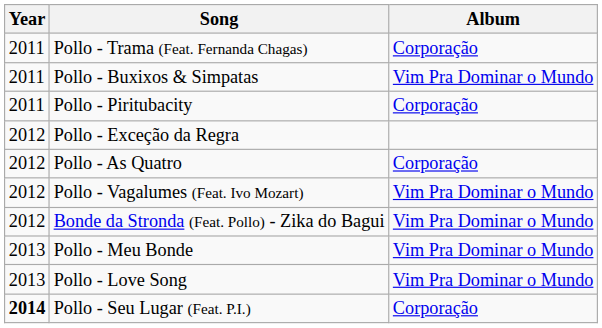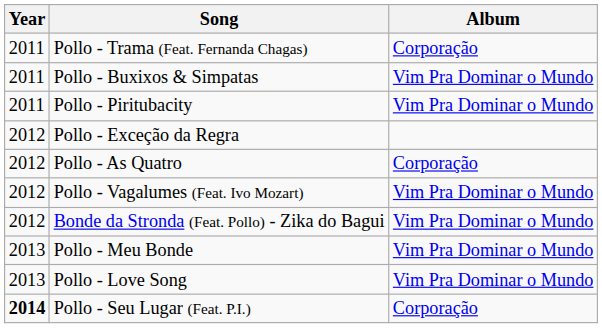(435, 105) Corporação -> (493, 105) Vim Pra Dominar o Mundo
